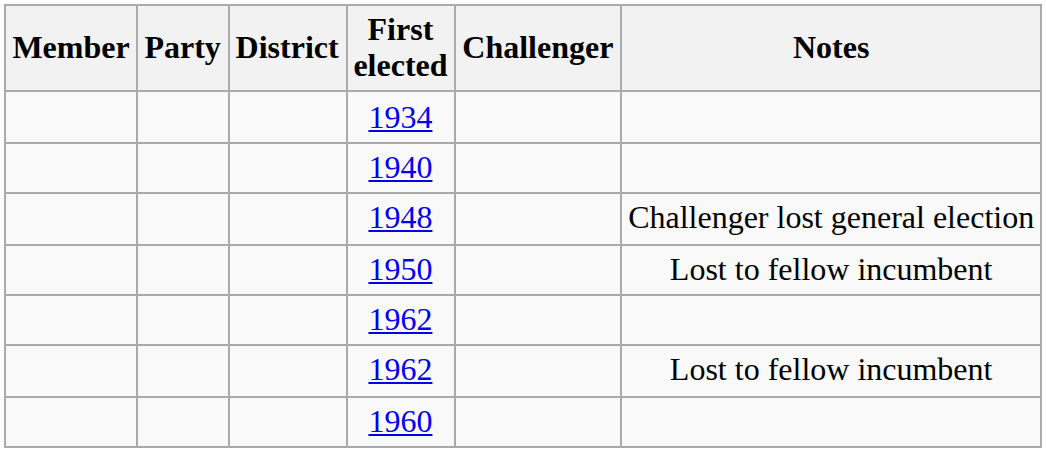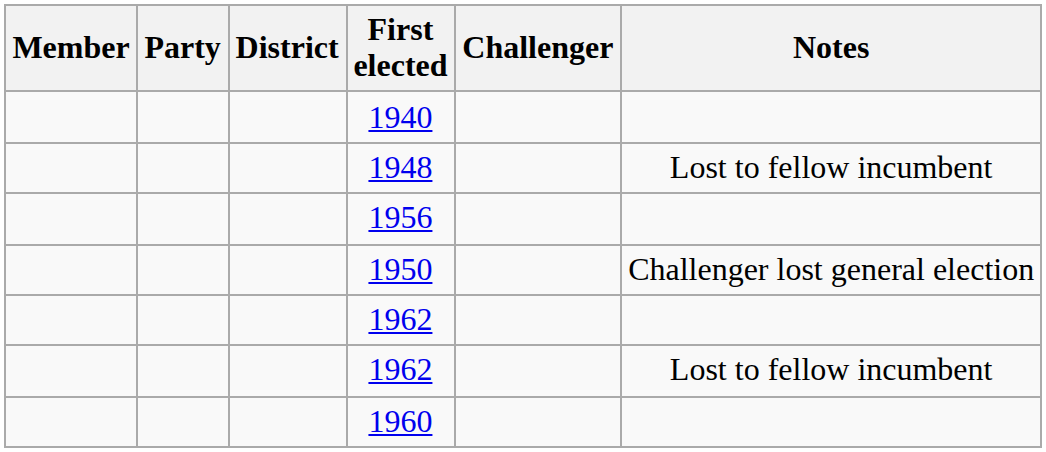- row: (71, 117)
(831, 218) Challenger lost general election -> (831, 167) Lost to fellow incumbent
+ row: (71, 219)
(831, 268) Lost to fellow incumbent -> (831, 268) Challenger lost general election
